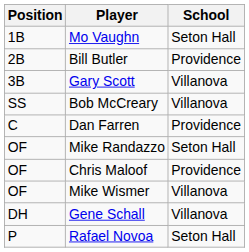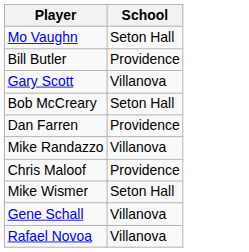- column: (35, 15)
(199, 103) Villanova -> (142, 103) Seton Hall
(203, 147) Seton Hall -> (138, 147) Villanova
(199, 192) Villanova -> (142, 192) Seton Hall
(203, 236) Seton Hall -> (138, 236) Villanova
